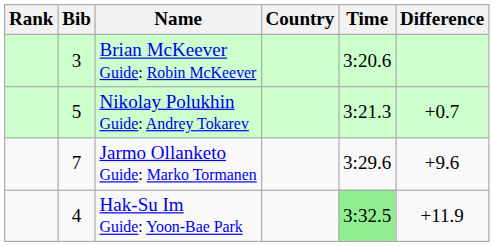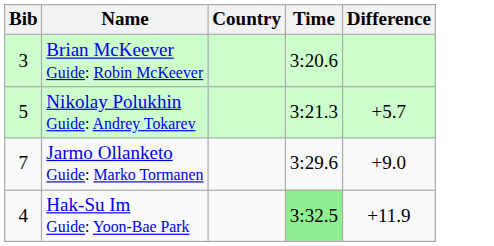- column: (31, 19)
(442, 112) +0.7 -> (389, 112) +5.7
(442, 163) +9.6 -> (389, 163) +9.0
